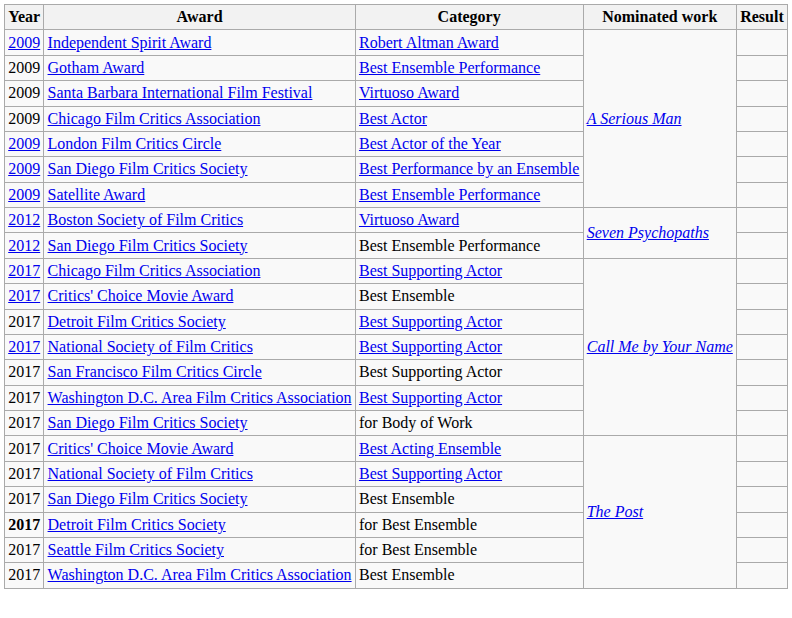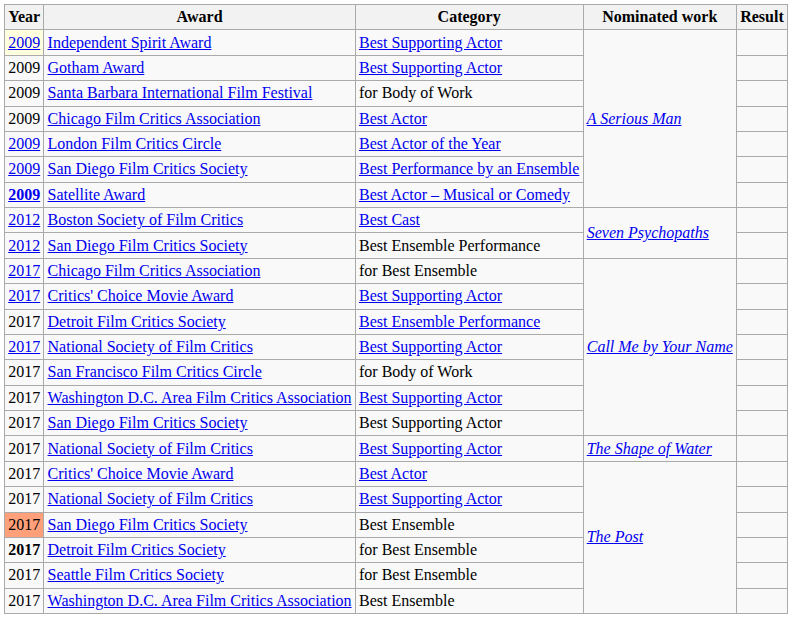(24, 42) no background -> (24, 42) lightyellow background
(429, 42) Robert Altman Award -> (431, 42) Best Supporting Actor
(450, 67) Best Ensemble Performance -> (431, 67) Best Supporting Actor
(409, 93) Virtuoso Award -> (416, 93) for Body of Work
(24, 194) normal -> (24, 194) bold
(450, 194) Best Ensemble Performance -> (465, 194) Best Actor – Musical or Comedy
(409, 220) Virtuoso Award -> (389, 220) Best Cast
(431, 270) Best Supporting Actor -> (418, 270) for Best Ensemble
(407, 296) Best Ensemble -> (431, 296) Best Supporting Actor
(431, 321) Best Supporting Actor -> (450, 321) Best Ensemble Performance
(431, 372) Best Supporting Actor -> (416, 372) for Body of Work
(416, 423) for Body of Work -> (431, 423) Best Supporting Actor
+ row: (150, 448)
(430, 448) Best Acting Ensemble -> (393, 473) Best Actor
(24, 499) no background -> (24, 524) lightsalmon background
